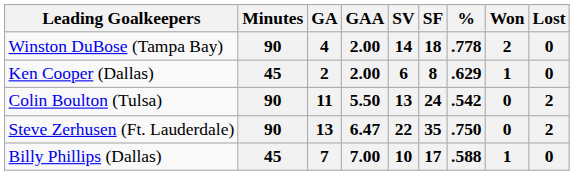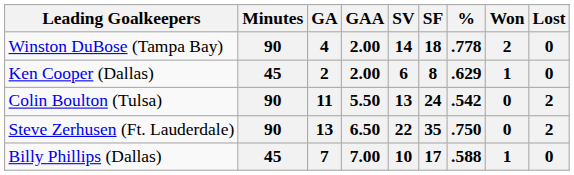(365, 128) 6.47 -> (365, 128) 6.50
